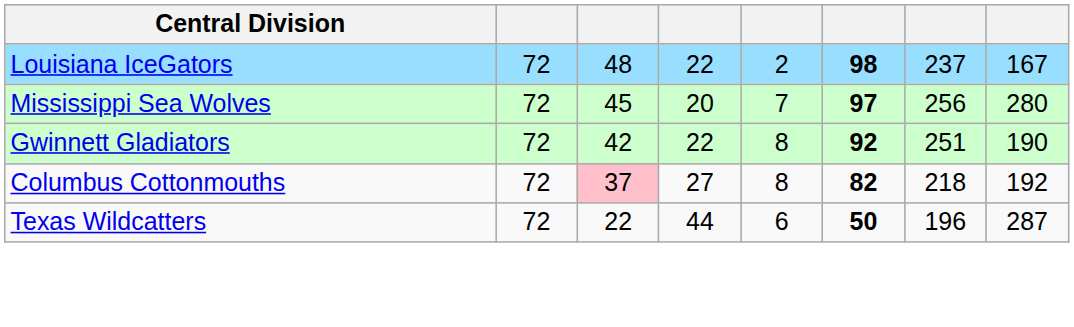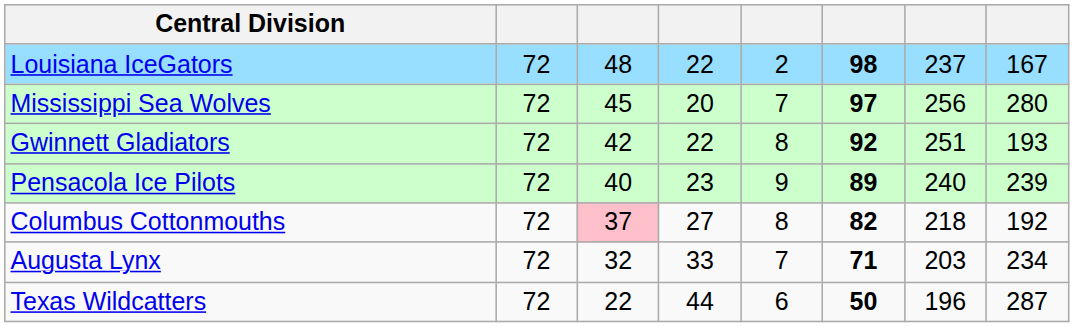(1027, 143) 190 -> (1027, 143) 193
+ row: (123, 182)
+ row: (86, 261)
